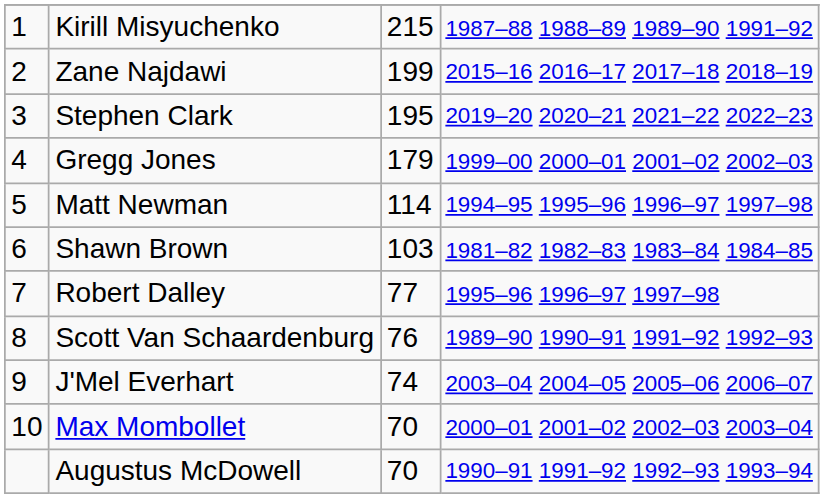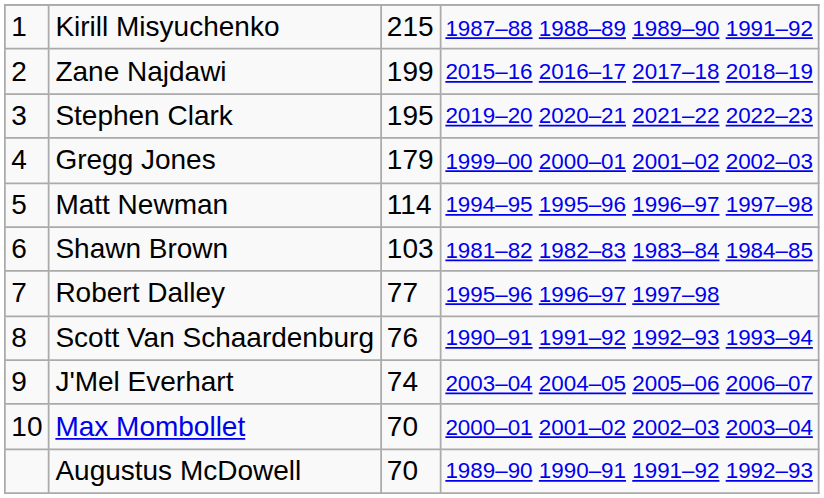(629, 338) 1989–90 1990–91 1991–92 1992–93 -> (629, 338) 1990–91 1991–92 1992–93 1993–94
(629, 471) 1990–91 1991–92 1992–93 1993–94 -> (629, 471) 1989–90 1990–91 1991–92 1992–93
